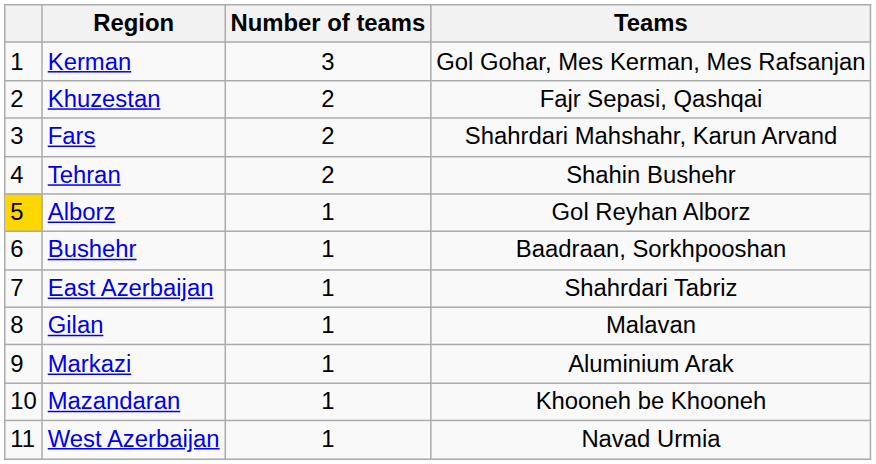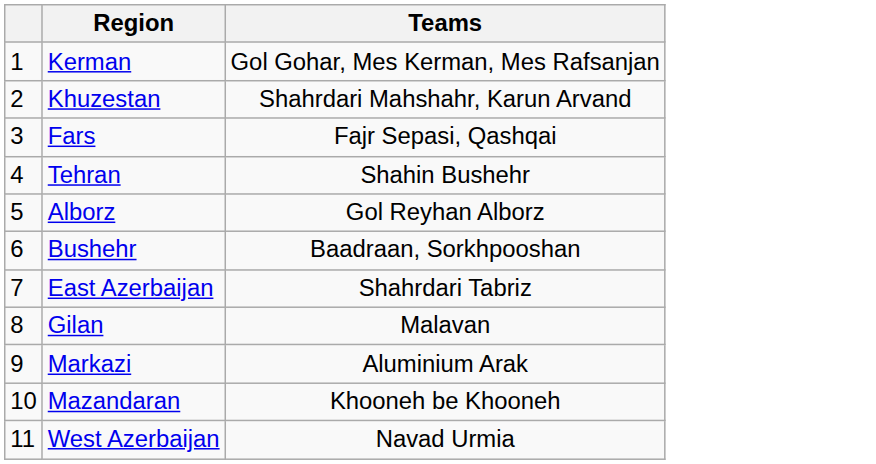- column: (328, 23)
(651, 99) Fajr Sepasi, Qashqai -> (445, 99) Shahrdari Mahshahr, Karun Arvand
(651, 136) Shahrdari Mahshahr, Karun Arvand -> (445, 136) Fajr Sepasi, Qashqai
(17, 212) gold background -> (17, 212) no background
